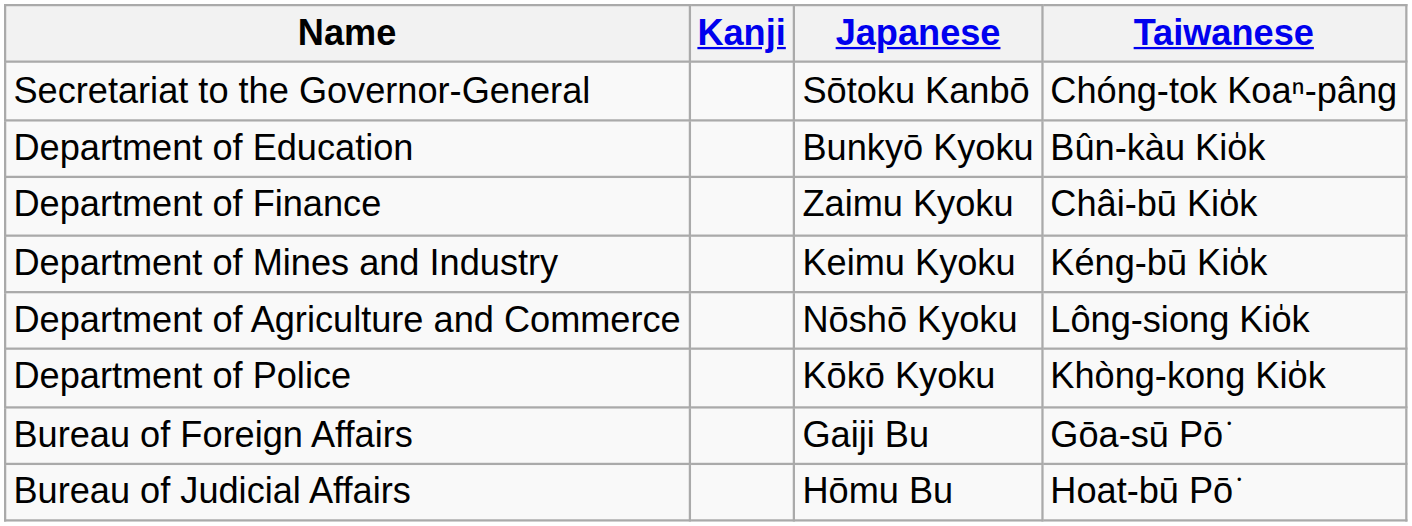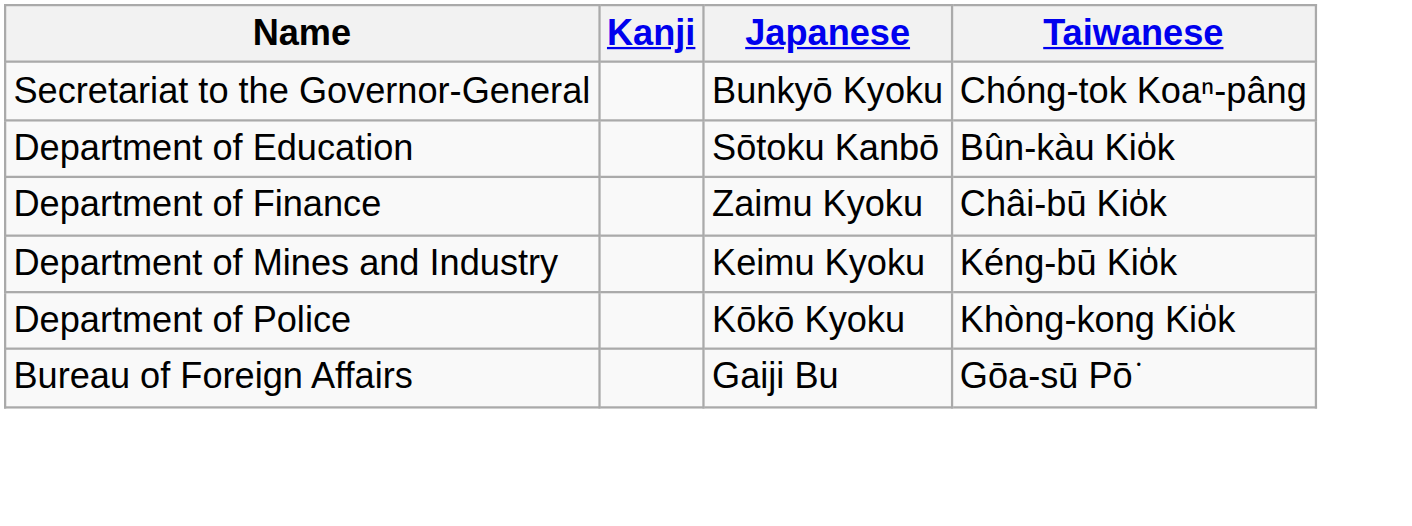(916, 90) Sōtoku Kanbō -> (828, 90) Bunkyō Kyoku
(918, 147) Bunkyō Kyoku -> (826, 147) Sōtoku Kanbō
- row: (347, 319)
- row: (212, 491)
